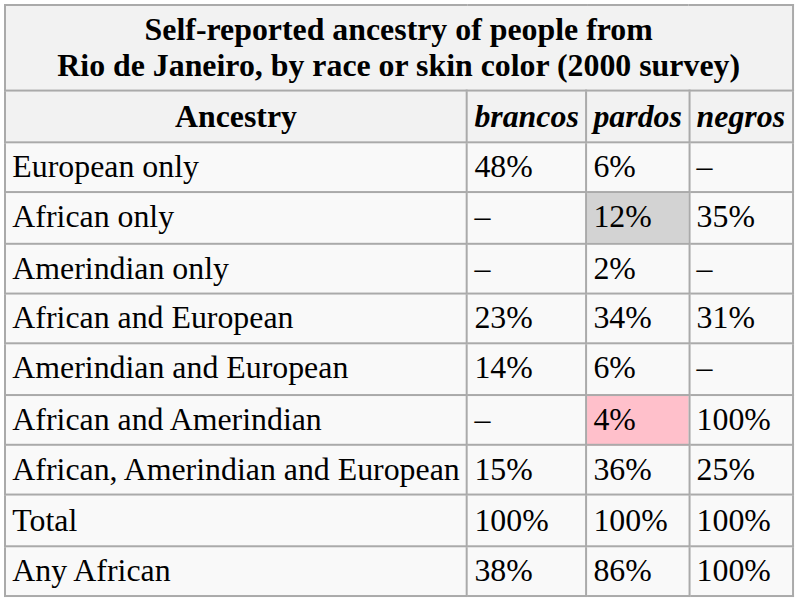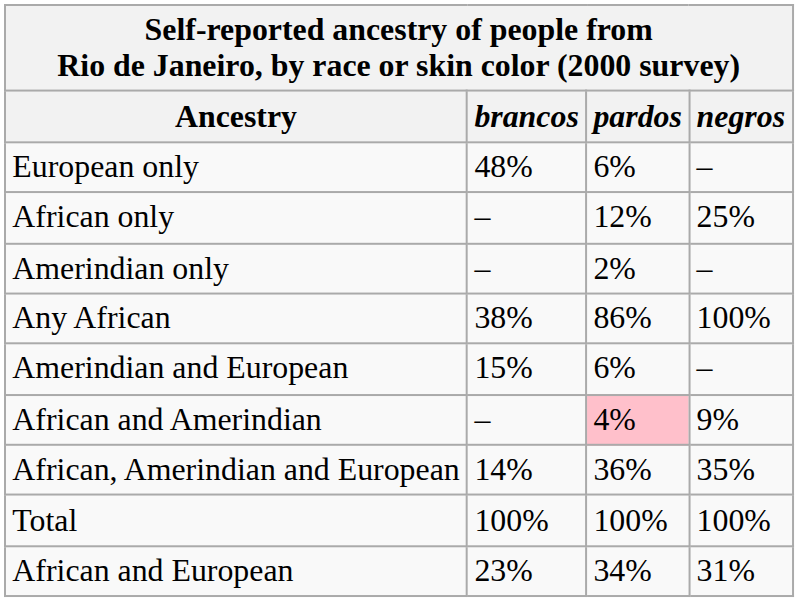(623, 217) lightgrey background -> (623, 217) no background
(726, 217) 35% -> (726, 217) 25%
rows swapped: (153, 318) <-> (91, 570)
(504, 368) 14% -> (504, 368) 15%
(734, 419) 100% -> (718, 419) 9%
(504, 469) 15% -> (504, 469) 14%
(726, 469) 25% -> (726, 469) 35%
